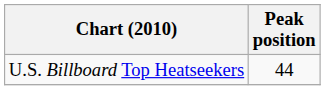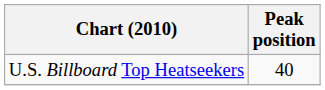(284, 69) 44 -> (284, 69) 40
